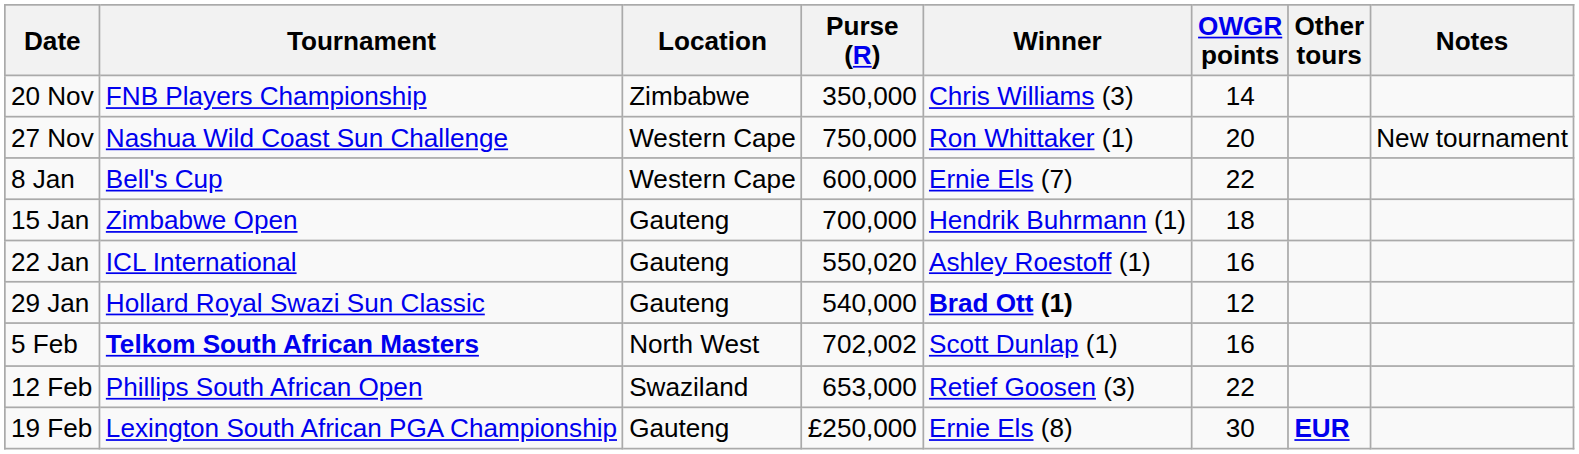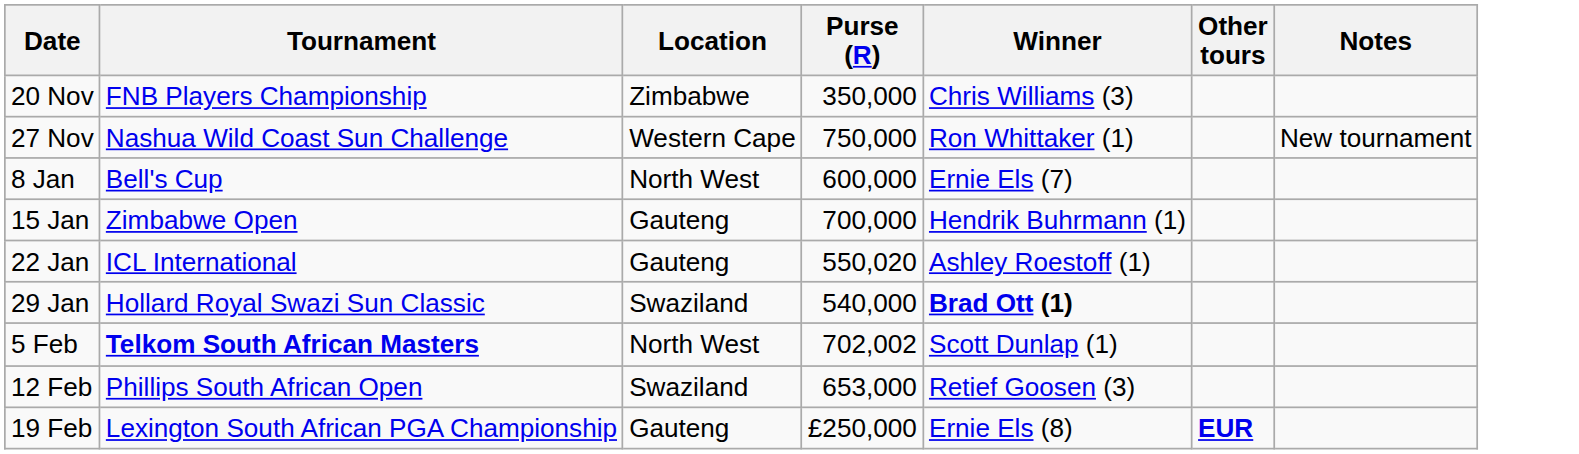- column: (1240, 40)
(712, 179) Western Cape -> (694, 179) North West
(679, 303) Gauteng -> (689, 303) Swaziland
